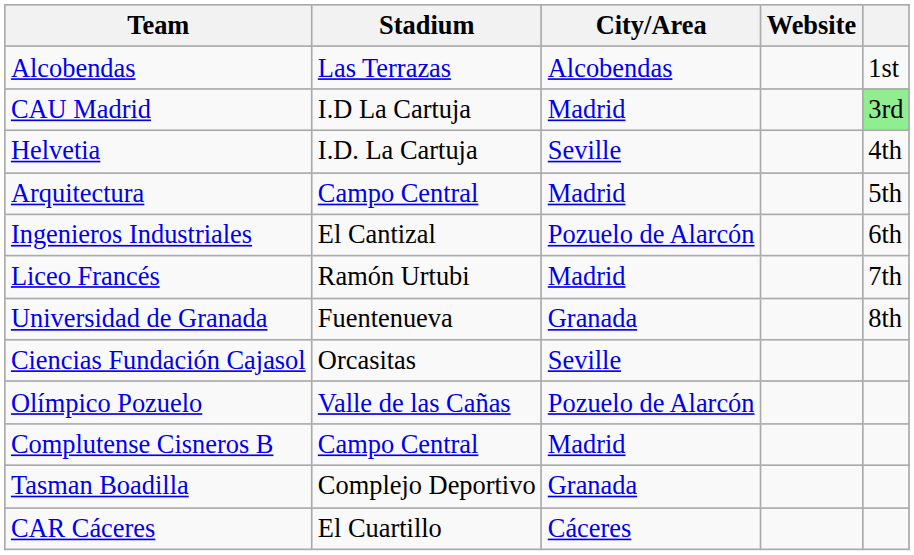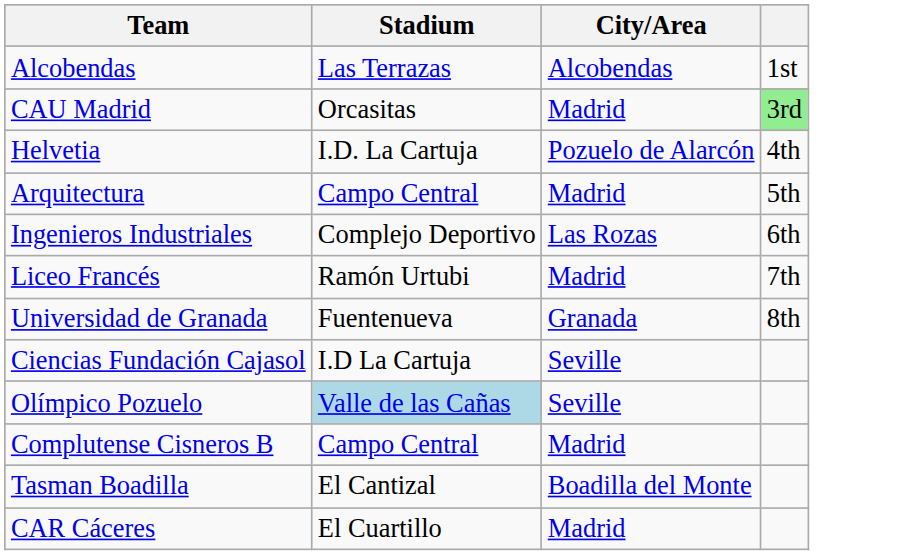- column: (811, 25)
(394, 109) I.D La Cartuja -> (367, 109) Orcasitas
(584, 151) Seville -> (651, 151) Pozuelo de Alarcón
(377, 234) El Cantizal -> (427, 234) Complejo Deportivo
(651, 234) Pozuelo de Alarcón -> (602, 234) Las Rozas
(367, 360) Orcasitas -> (394, 360) I.D La Cartuja
(414, 402) no background -> (414, 402) lightblue background
(651, 402) Pozuelo de Alarcón -> (584, 402) Seville
(427, 485) Complejo Deportivo -> (377, 485) El Cantizal
(592, 485) Granada -> (650, 485) Boadilla del Monte
(590, 527) Cáceres -> (587, 527) Madrid
